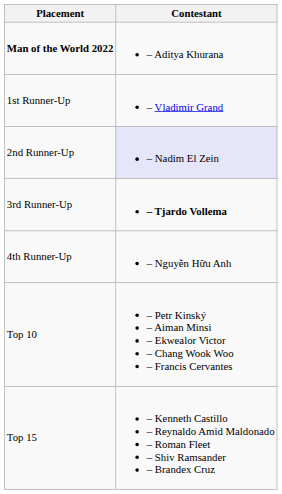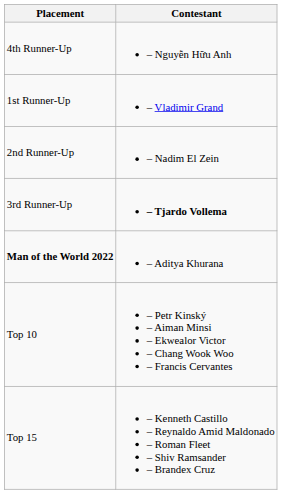rows swapped: (60, 48) <-> (39, 257)
(196, 159) lavender background -> (196, 159) no background
